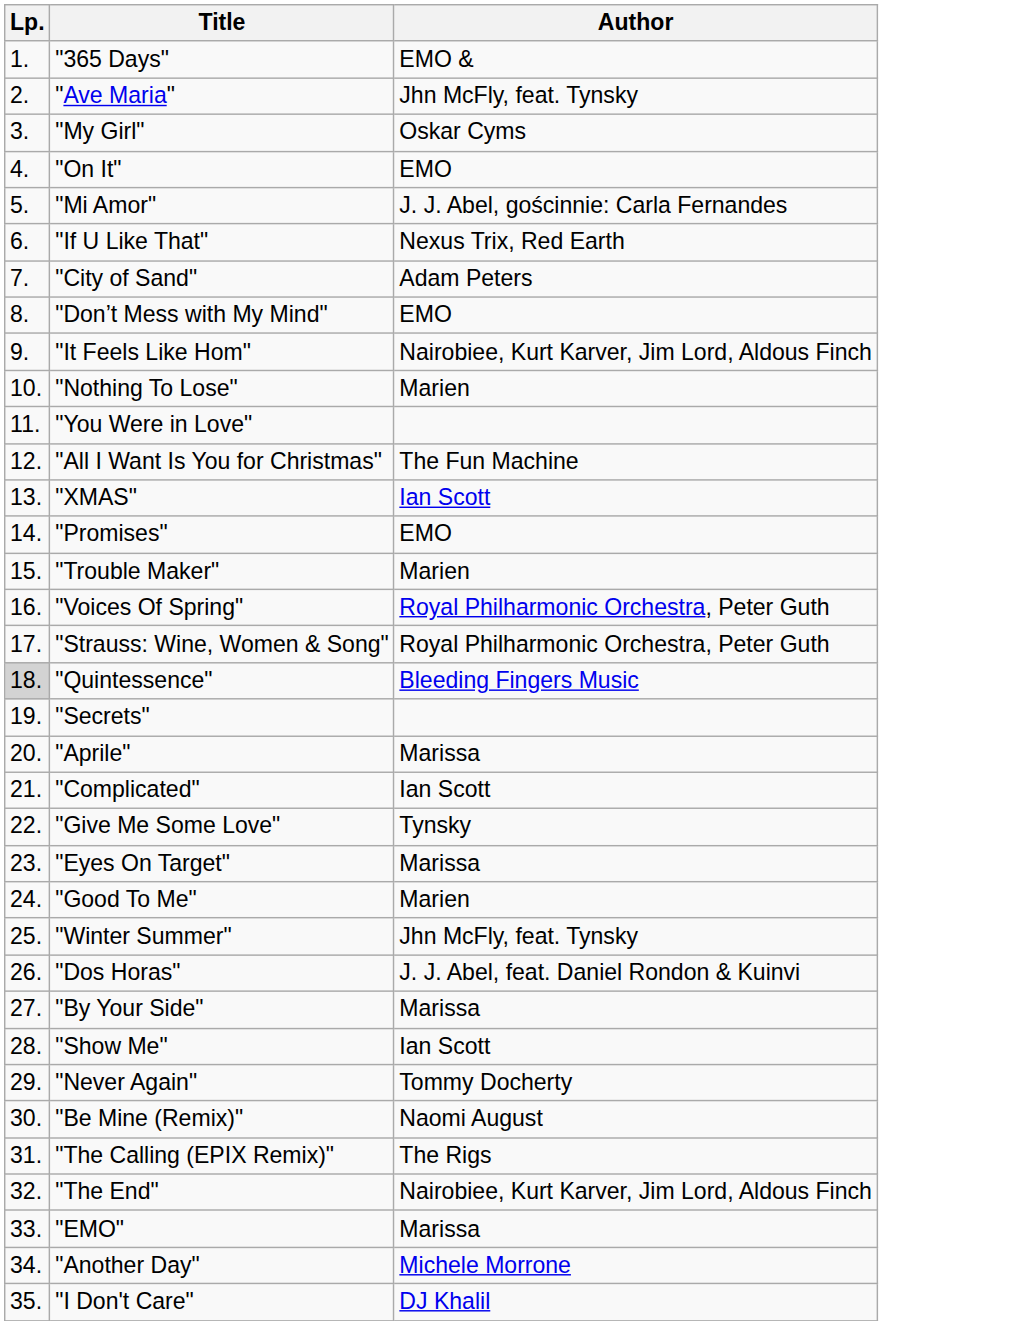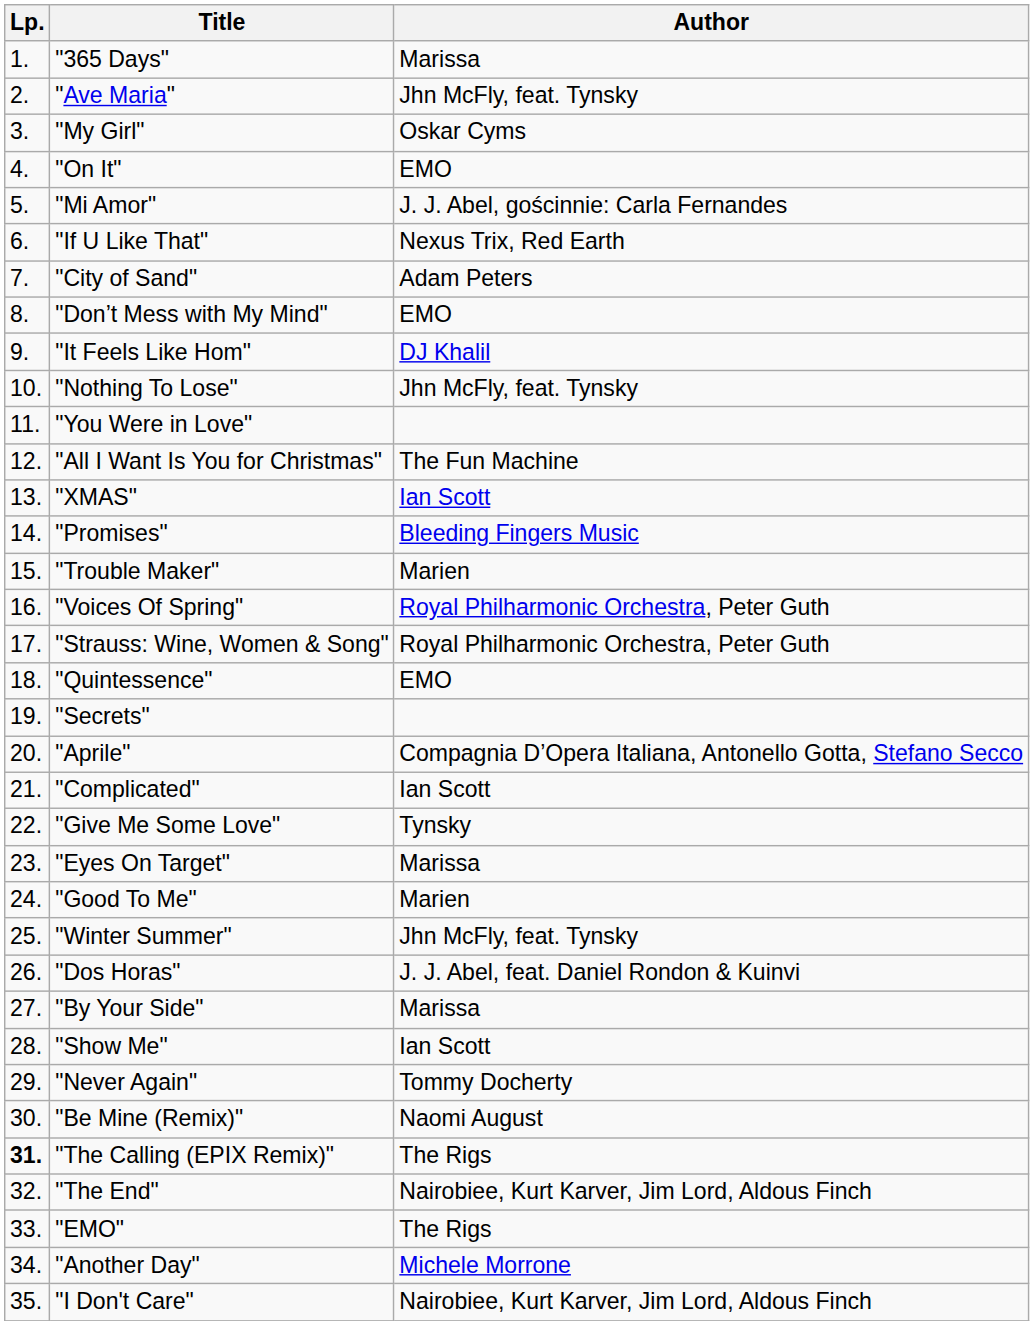(436, 59) EMO & -> (440, 59) Marissa
(636, 351) Nairobiee, Kurt Karver, Jim Lord, Aldous Finch -> (445, 351) DJ Khalil
(435, 388) Marien -> (519, 388) Jhn McFly, feat. Tynsky
(426, 534) EMO -> (519, 534) Bleeding Fingers Music
(26, 680) lightgrey background -> (26, 680) no background
(519, 680) Bleeding Fingers Music -> (426, 680) EMO
(440, 753) Marissa -> (711, 753) Compagnia D’Opera Italiana, Antonello Gotta, Stefano Secco
(26, 1155) normal -> (26, 1155) bold
(440, 1228) Marissa -> (445, 1228) The Rigs
(445, 1301) DJ Khalil -> (636, 1301) Nairobiee, Kurt Karver, Jim Lord, Aldous Finch
